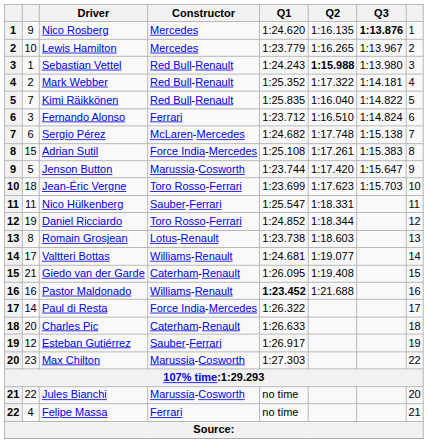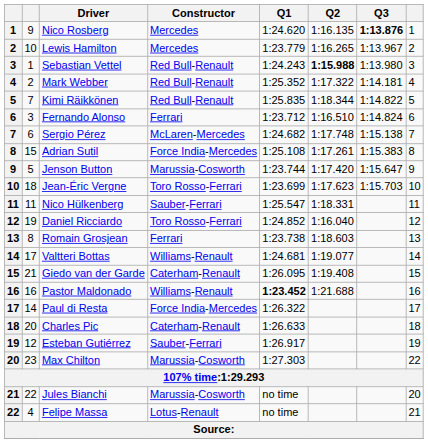(332, 100) 1:16.040 -> (332, 100) 1:18.344
(332, 221) 1:18.344 -> (332, 221) 1:16.040
(184, 238) Lotus-Renault -> (166, 238) Ferrari
(166, 412) Ferrari -> (184, 412) Lotus-Renault
